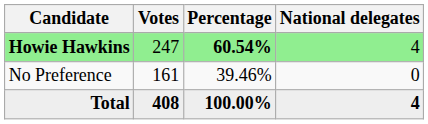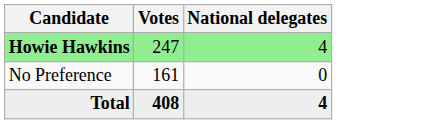- column: (229, 18)
